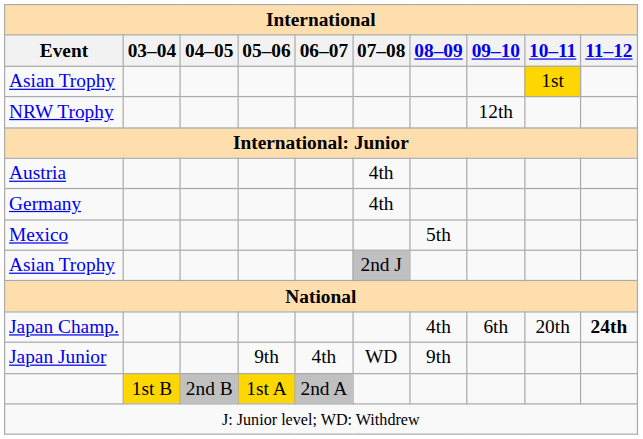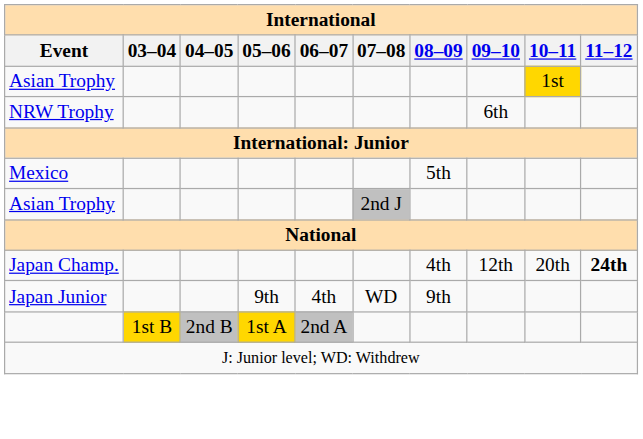(496, 111) 12th -> (496, 111) 6th
- row: (38, 173)
- row: (45, 204)
(496, 326) 6th -> (496, 265) 12th
